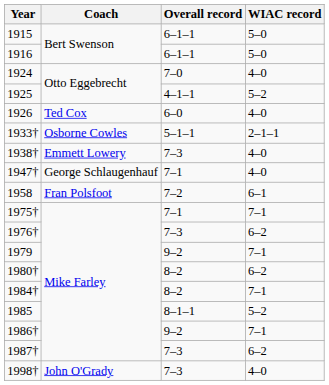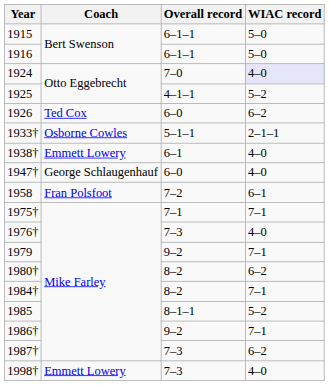(257, 73) no background -> (257, 73) lavender background
(257, 113) 4–0 -> (257, 113) 6–2
(173, 152) 7–3 -> (173, 152) 6–1
(173, 172) 7–1 -> (173, 172) 6–0
(257, 232) 6–2 -> (257, 232) 4–0
(79, 370) John O'Grady -> (85, 370) Emmett Lowery
